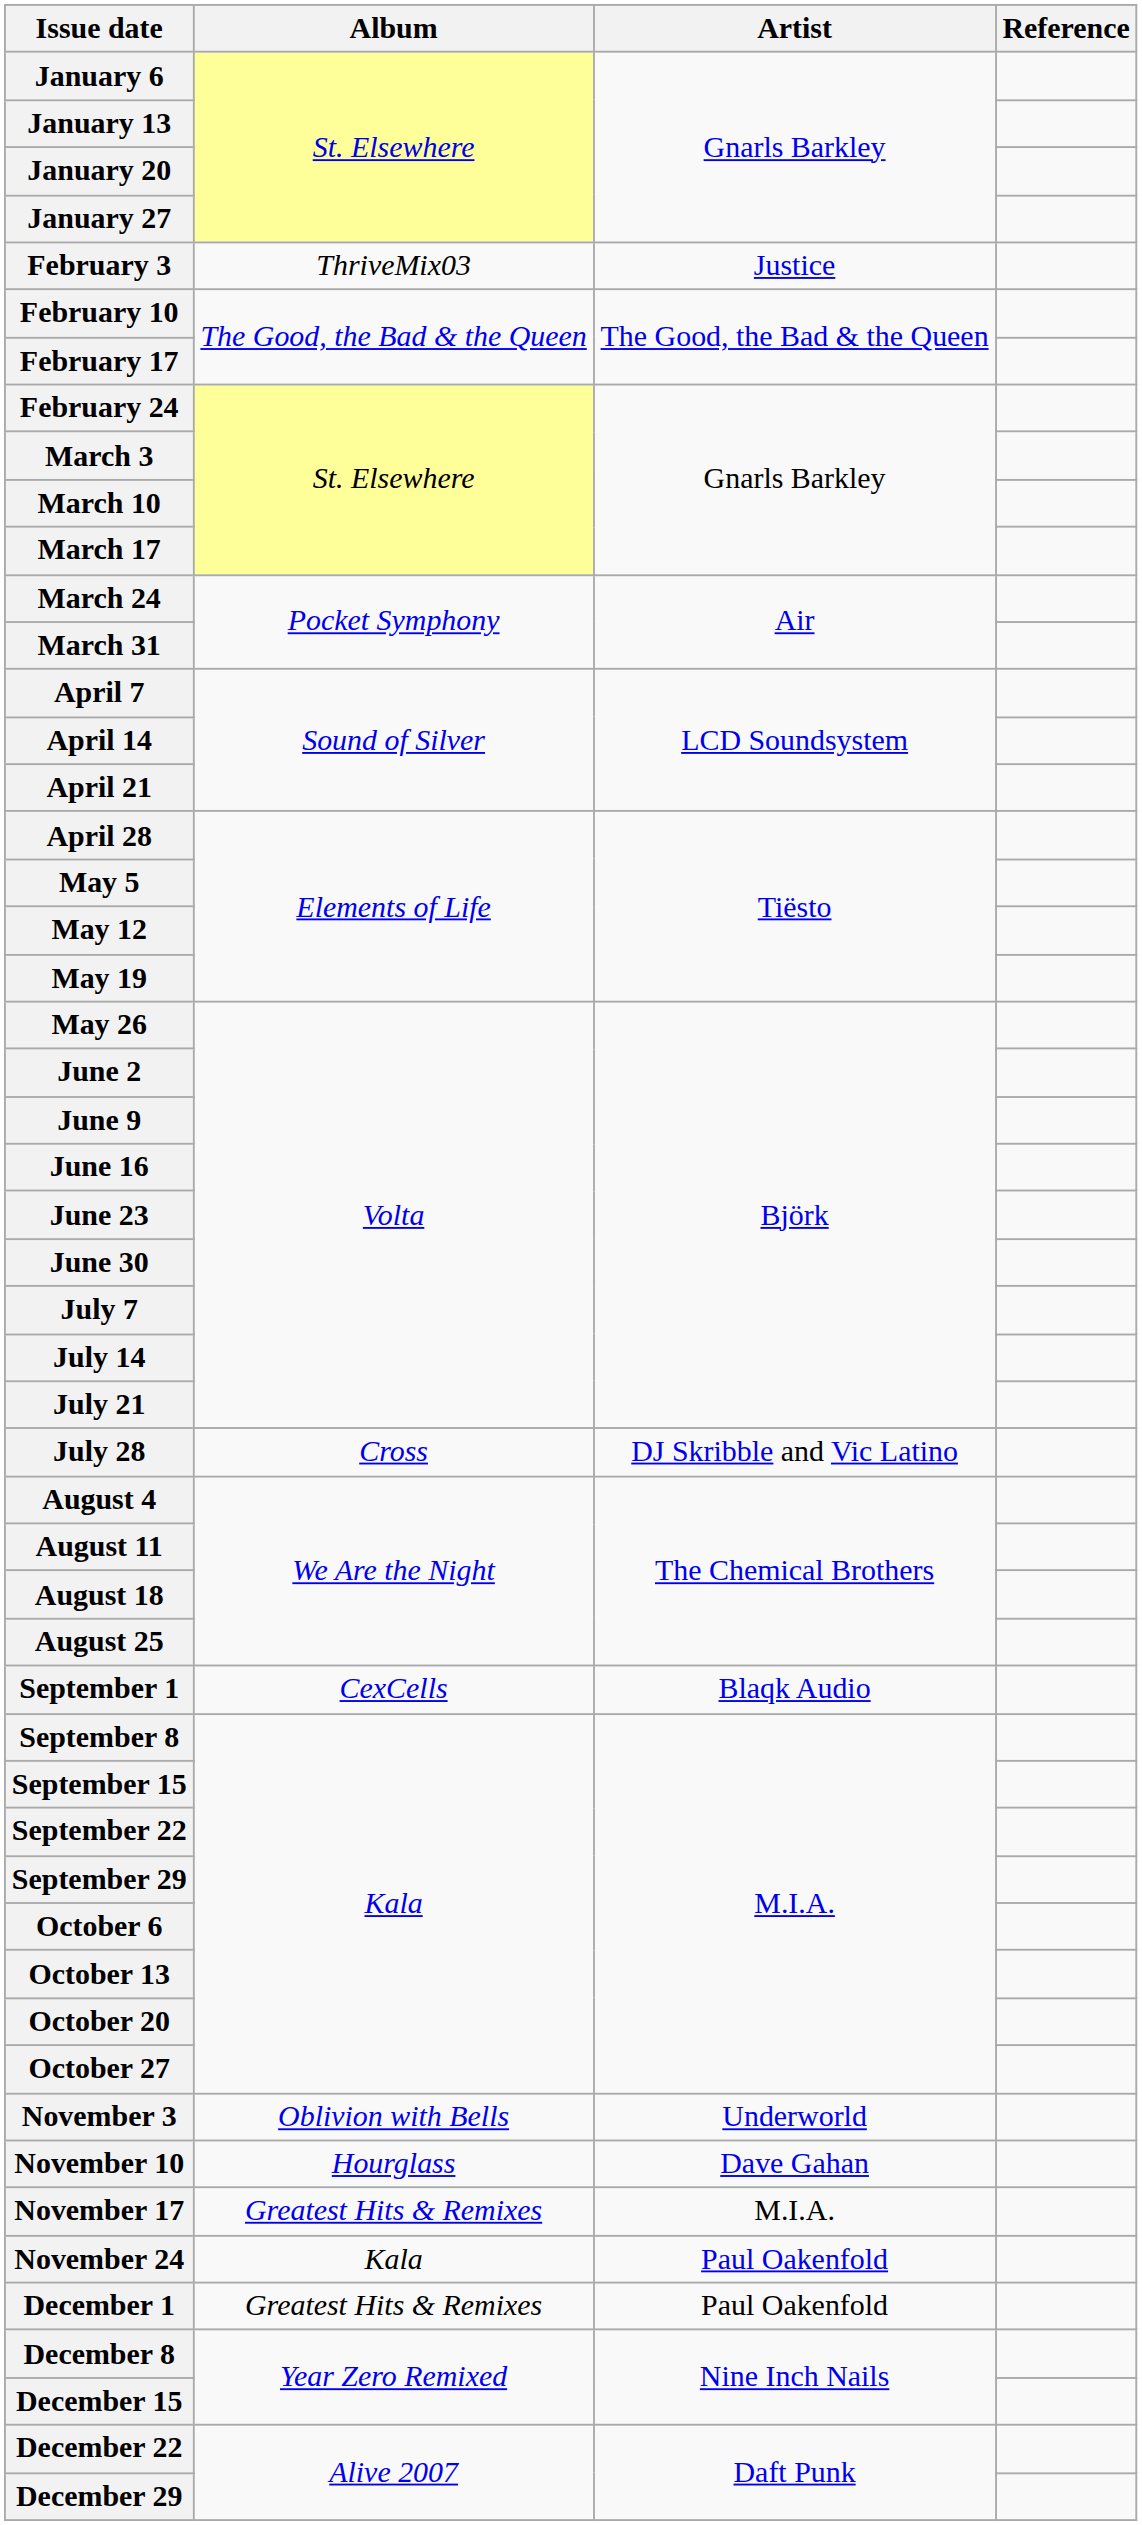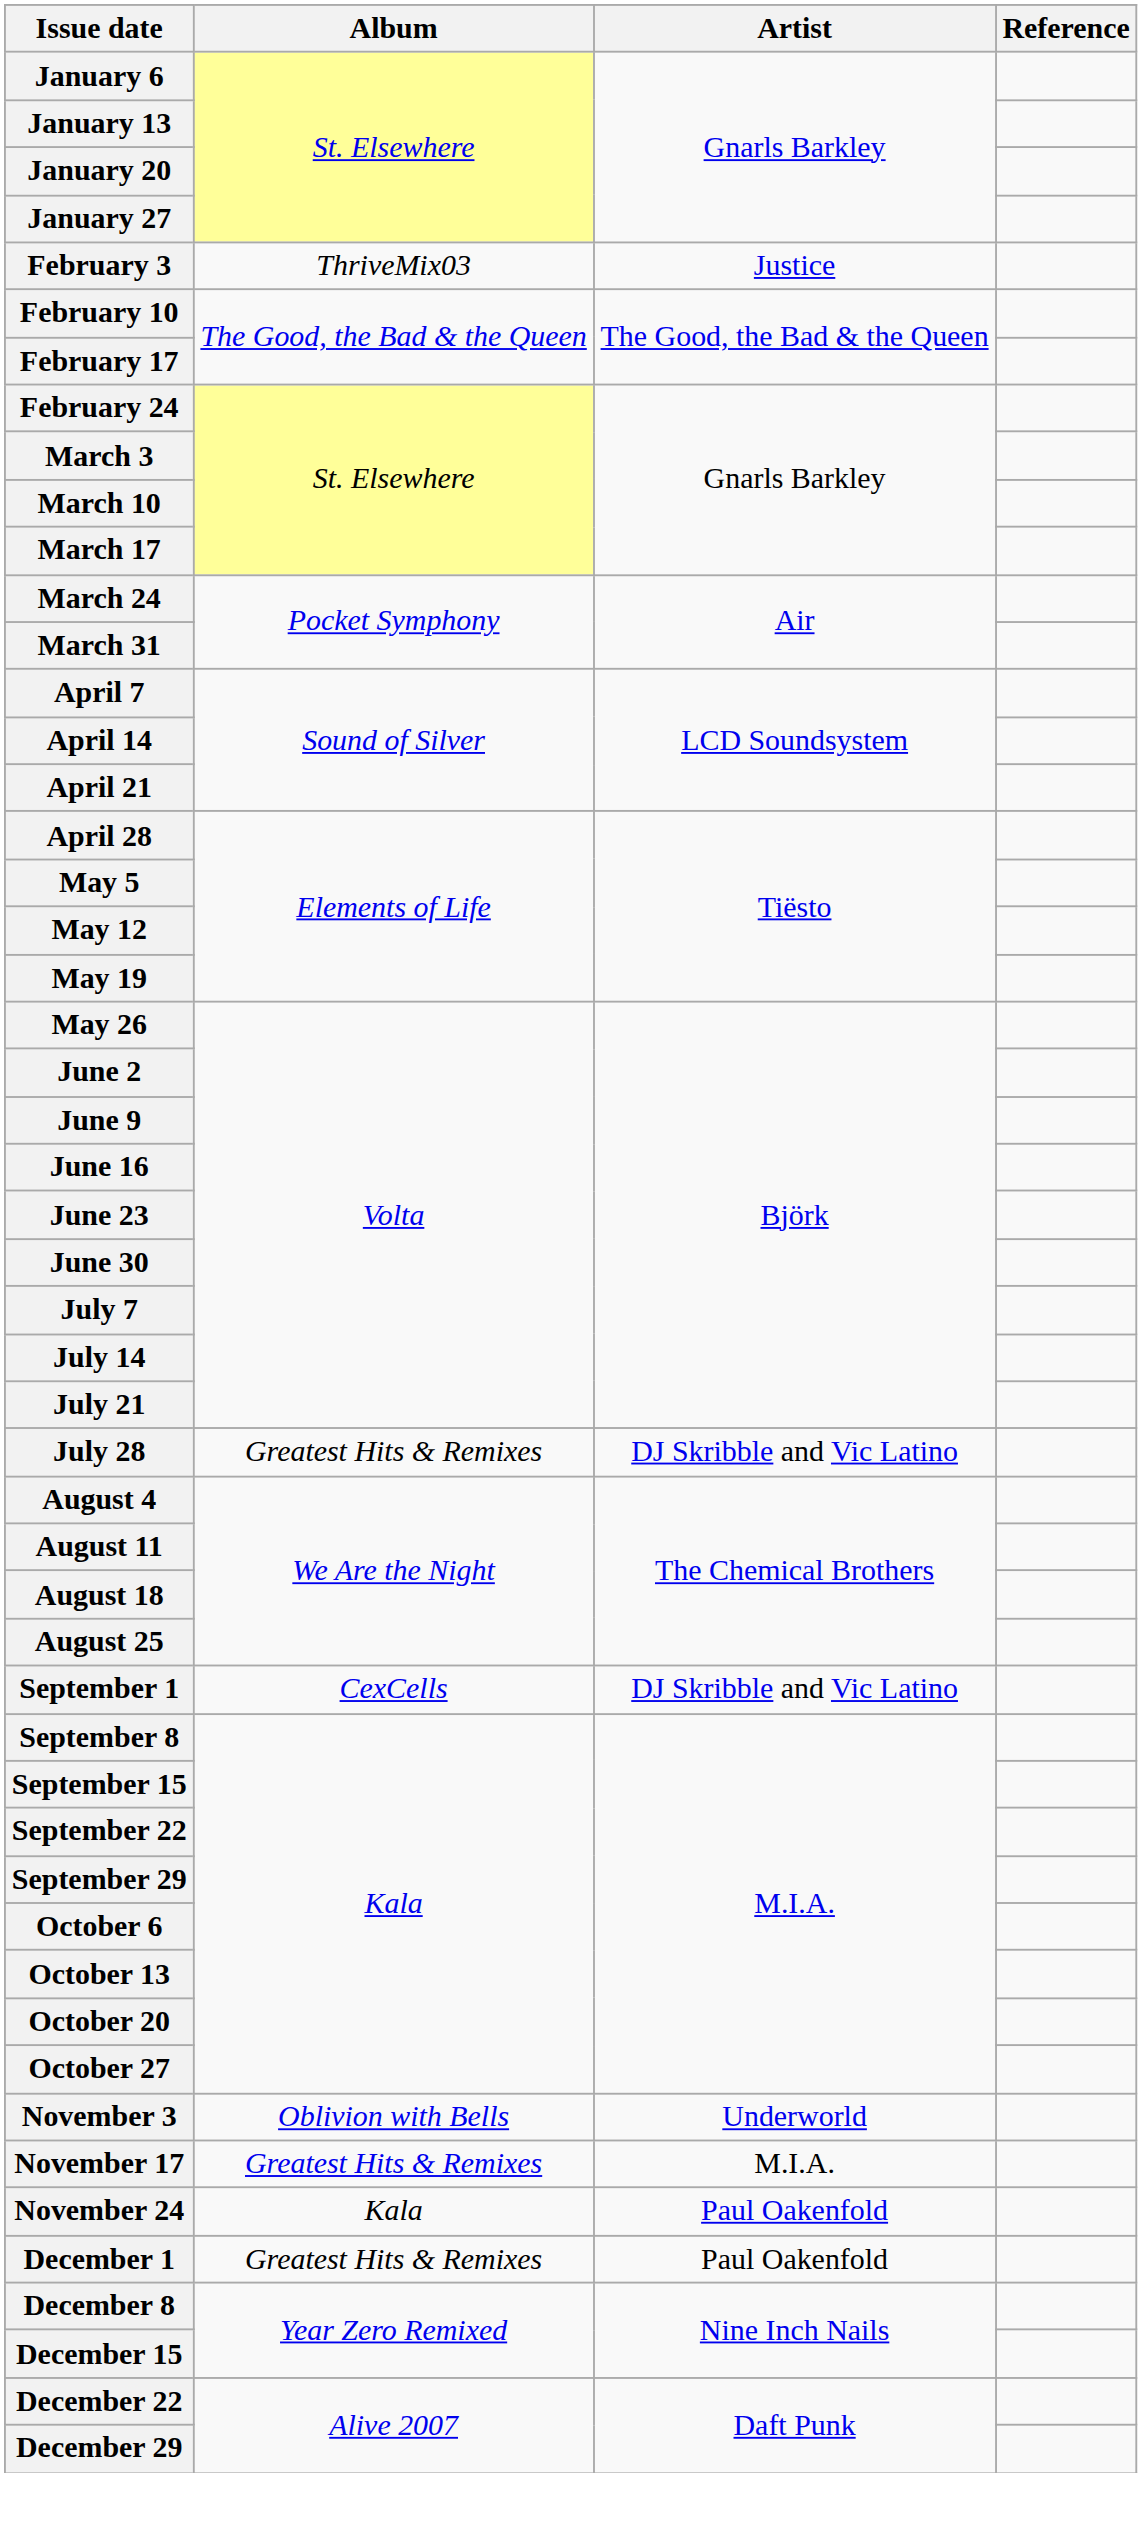(394, 1451) Cross -> (394, 1451) Greatest Hits & Remixes
(795, 1689) Blaqk Audio -> (795, 1689) DJ Skribble and Vic Latino
- row: (99, 2163)
